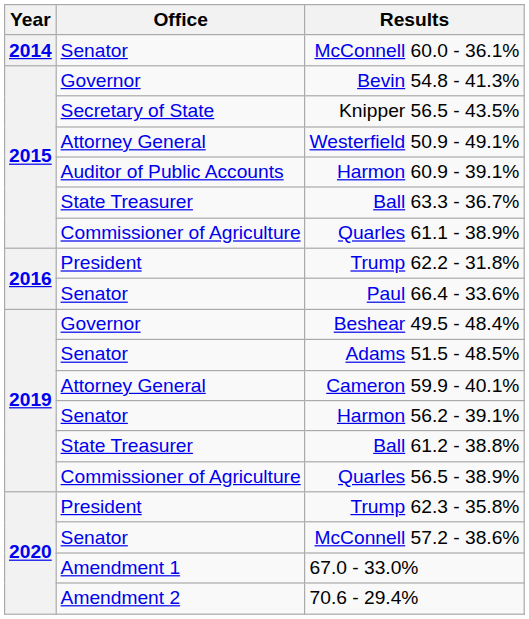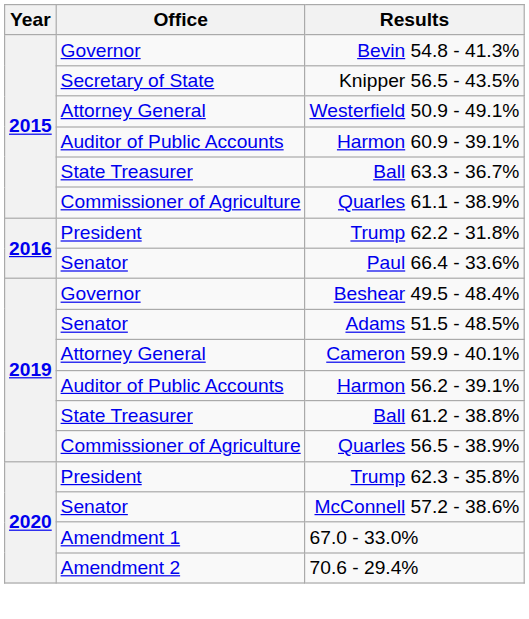- row: (417, 50)
(94, 415) Senator -> (172, 385) Auditor of Public Accounts
